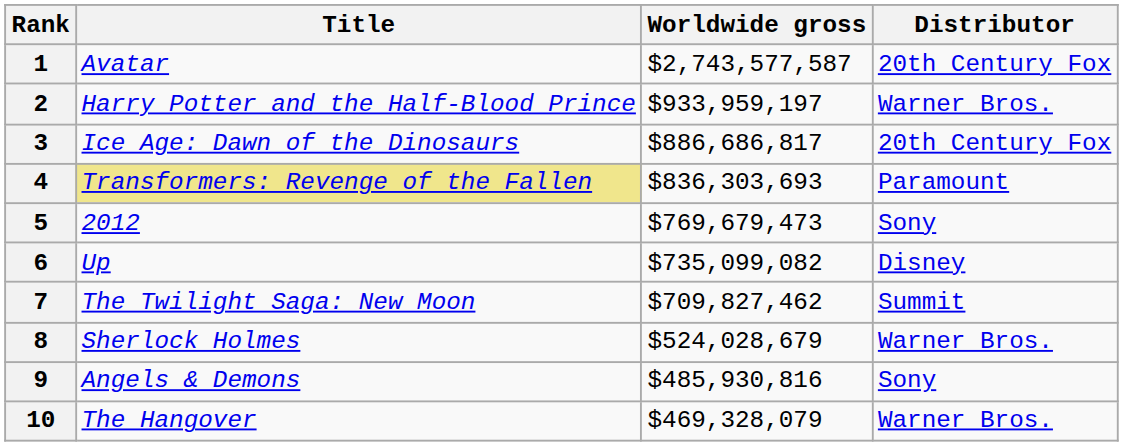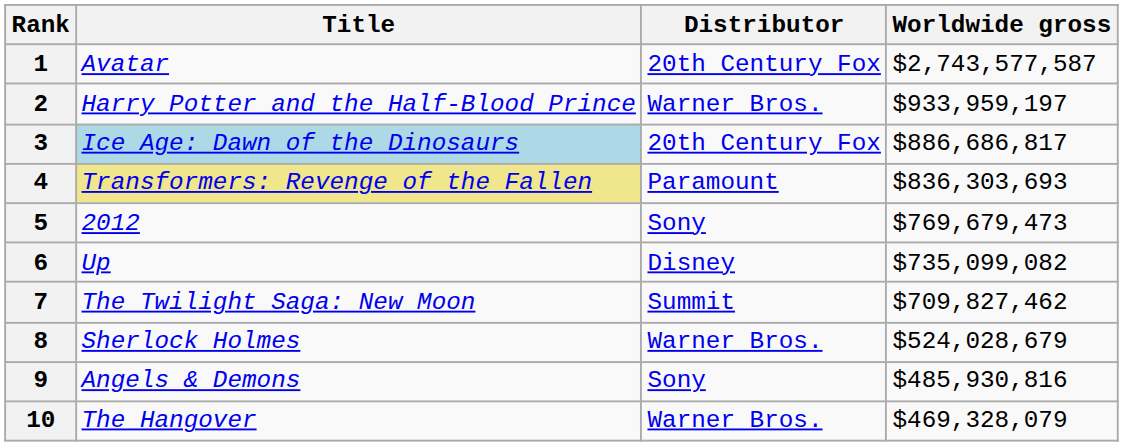columns swapped: (995, 25) <-> (757, 25)
(300, 144) no background -> (300, 144) lightblue background
